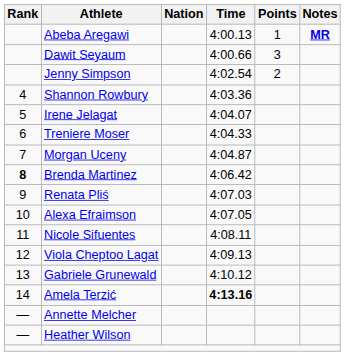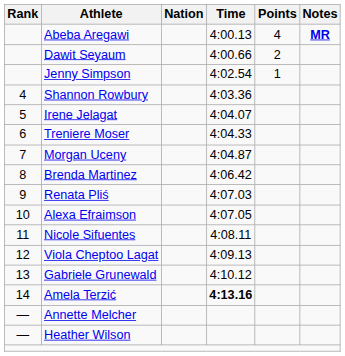(277, 34) 1 -> (277, 34) 4
(277, 54) 3 -> (277, 54) 2
(277, 74) 2 -> (277, 74) 1
(23, 174) bold -> (23, 174) normal
